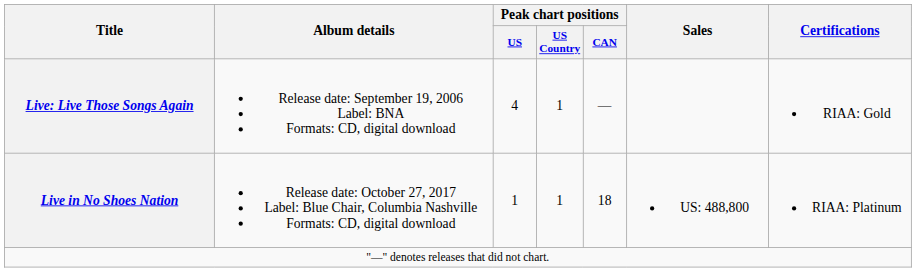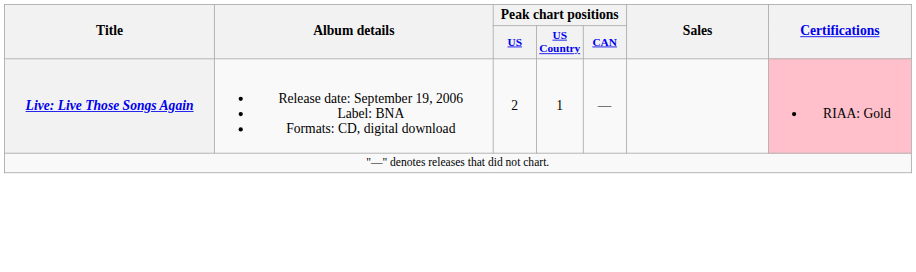(515, 105) 4 -> (515, 105) 2
(840, 114) no background -> (840, 114) pink background
- row: (110, 200)
